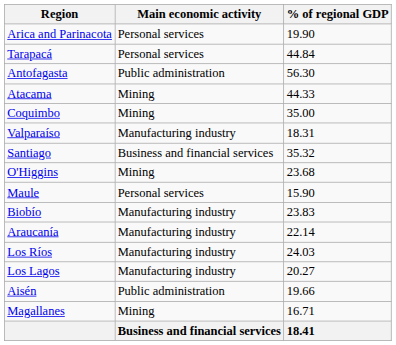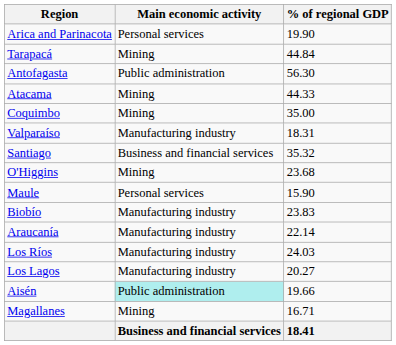(161, 53) Personal services -> (136, 53) Mining
(171, 291) no background -> (171, 291) paleturquoise background
